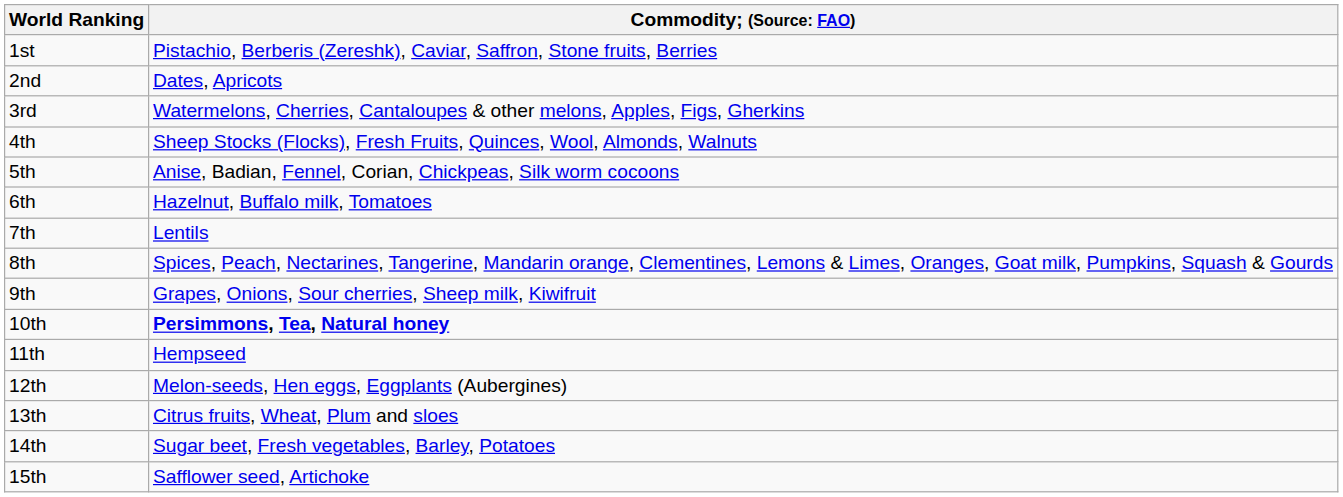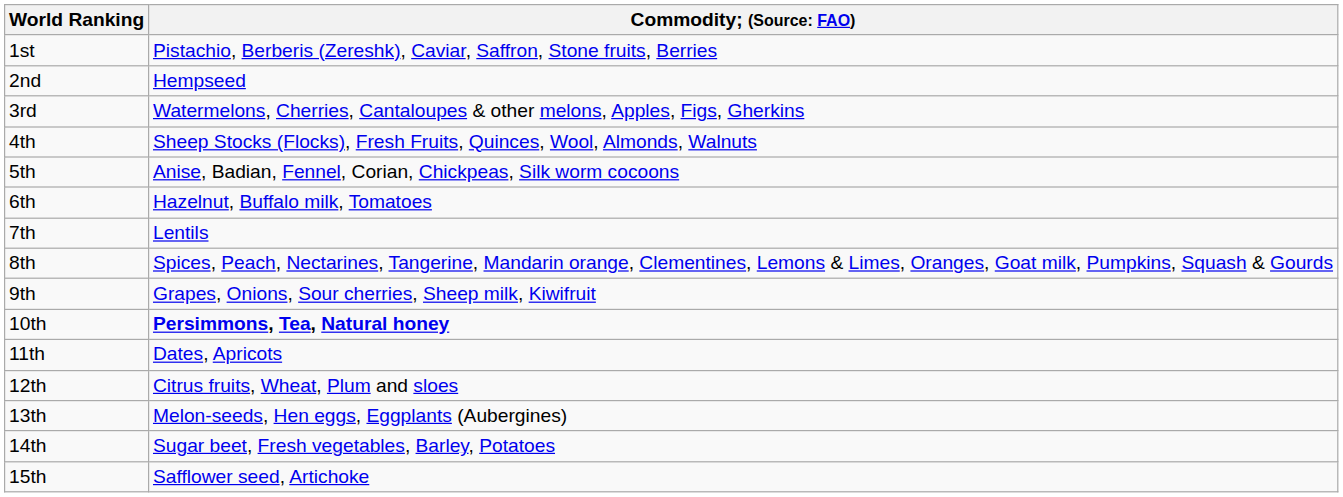(218, 80) Dates, Apricots -> (199, 80) Hempseed
(199, 354) Hempseed -> (218, 354) Dates, Apricots
(360, 385) Melon-seeds, Hen eggs, Eggplants (Aubergines) -> (306, 385) Citrus fruits, Wheat, Plum and sloes
(306, 415) Citrus fruits, Wheat, Plum and sloes -> (360, 415) Melon-seeds, Hen eggs, Eggplants (Aubergines)
